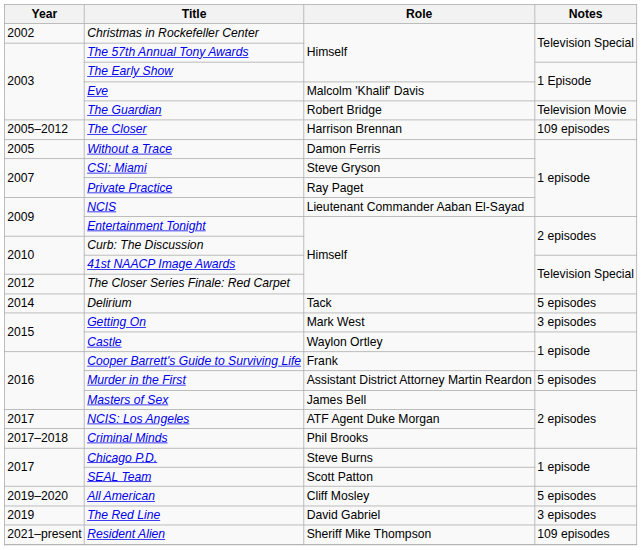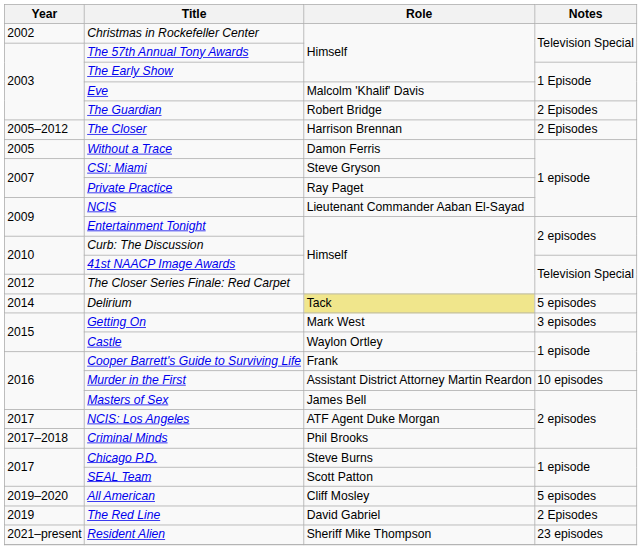(582, 110) Television Movie -> (567, 110) 2 Episodes
(573, 129) 109 episodes -> (567, 129) 2 Episodes
(319, 303) no background -> (319, 303) khaki background
(567, 380) 5 episodes -> (570, 380) 10 episodes
(567, 515) 3 episodes -> (567, 515) 2 Episodes
(573, 534) 109 episodes -> (570, 534) 23 episodes
